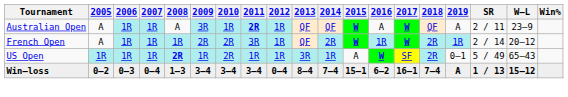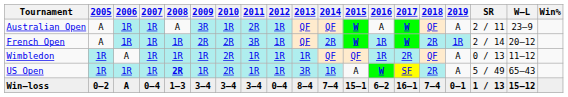(254, 26) bold -> (254, 26) normal
+ row: (30, 55)
(458, 55) 0–1 -> (458, 70) A
(127, 70) 0–3 -> (127, 85) A
(458, 70) A -> (458, 85) 0–1
